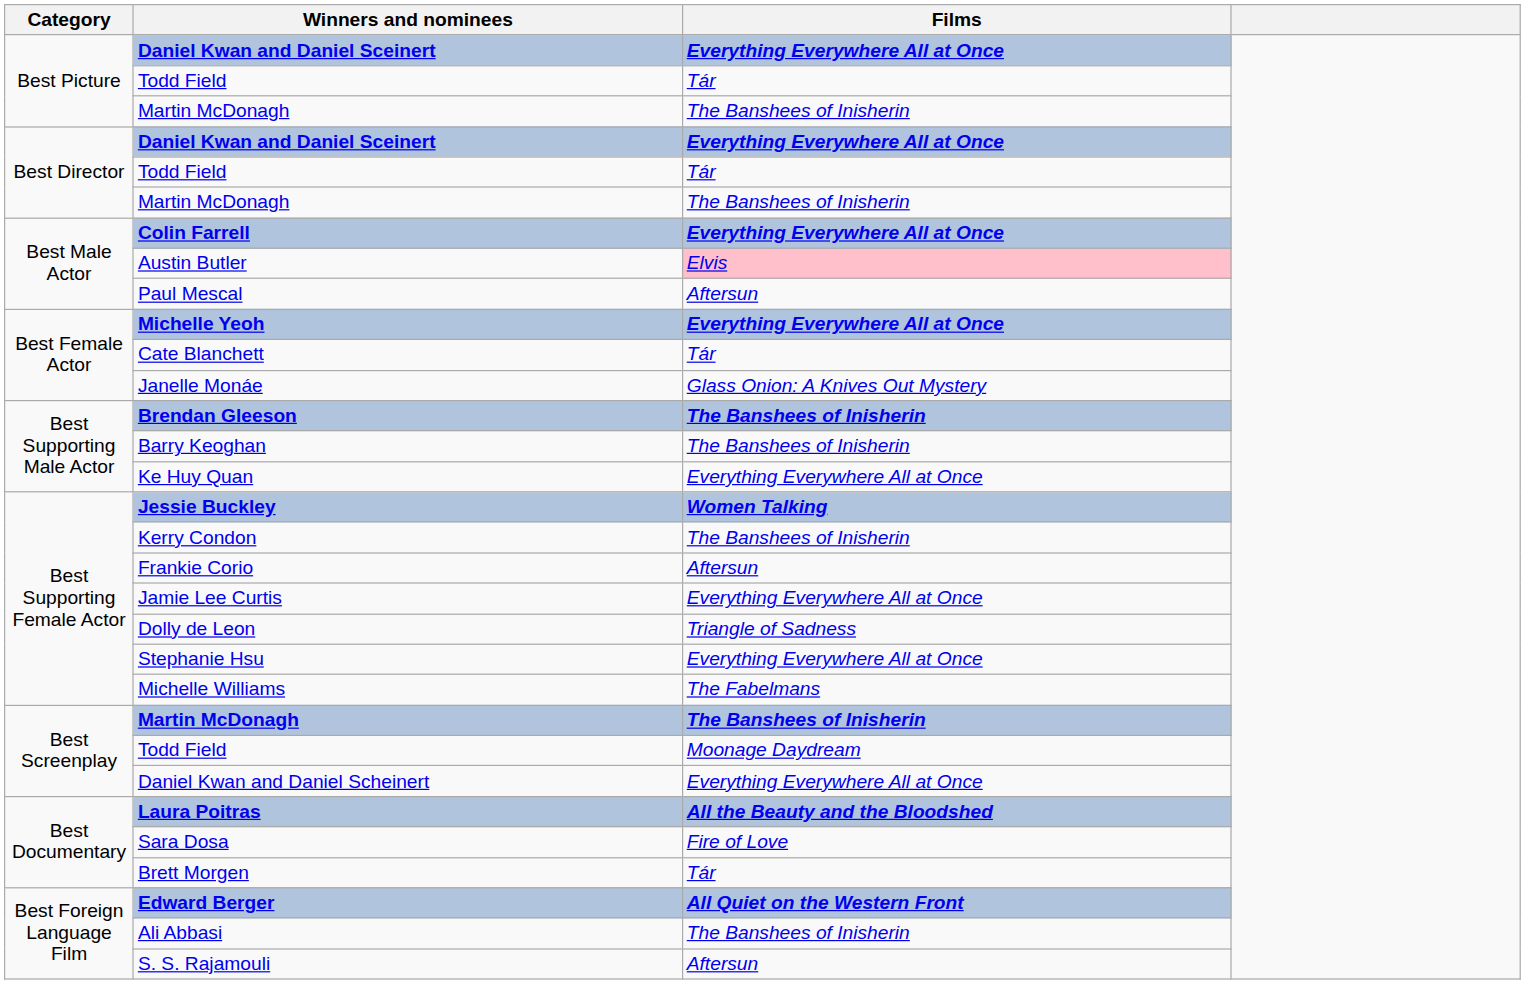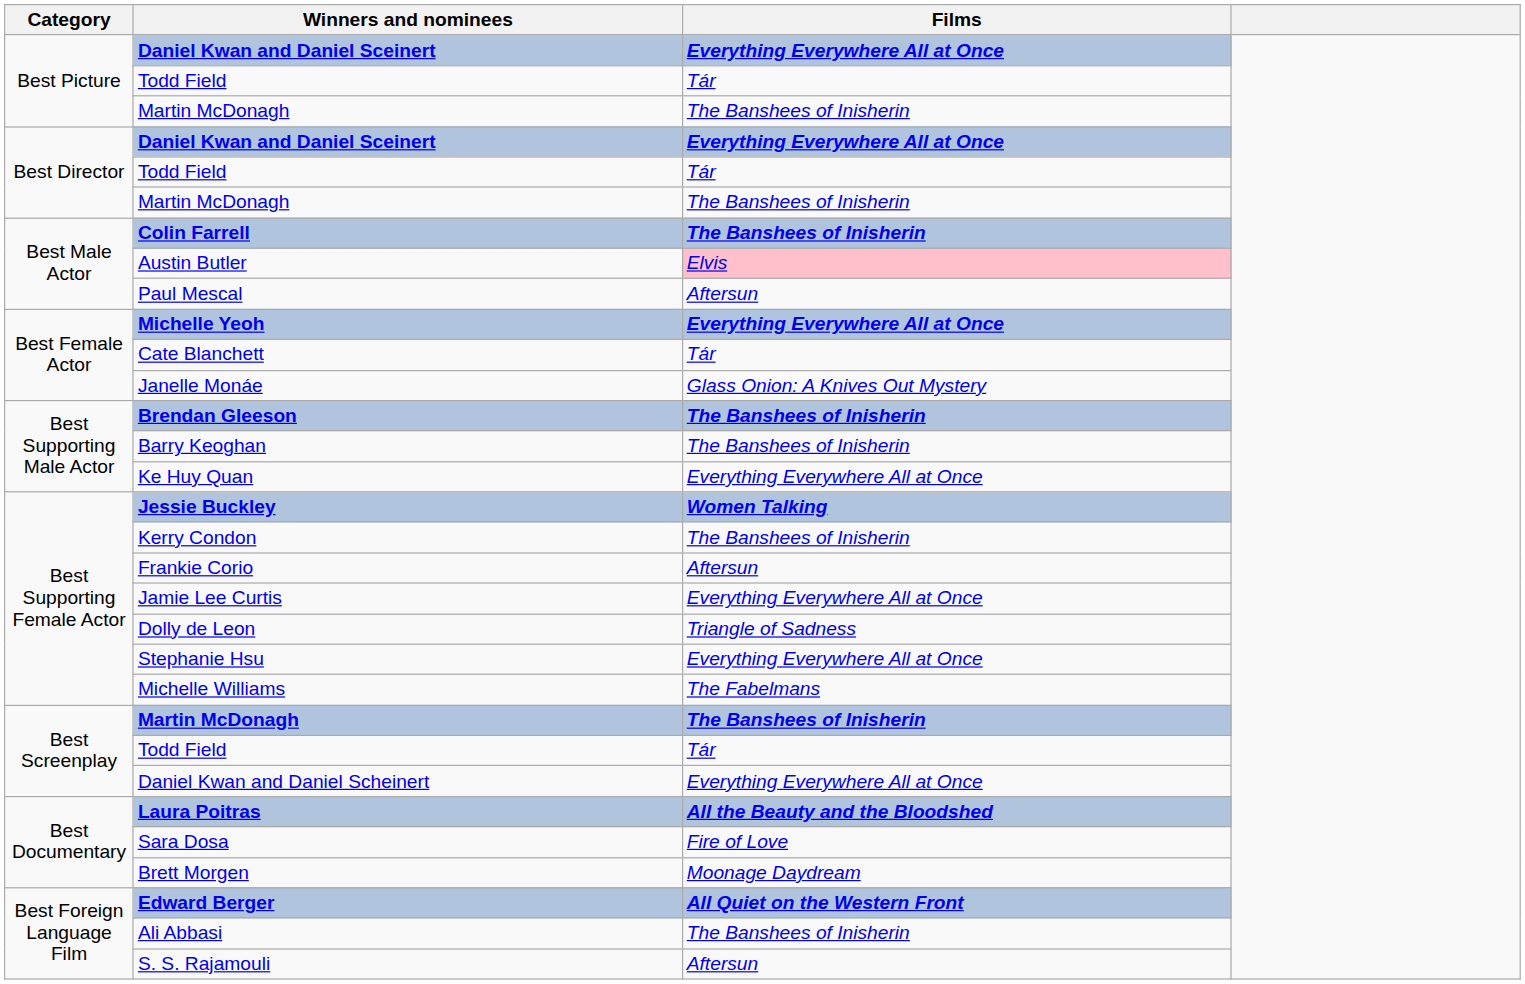(845, 232) Everything Everywhere All at Once -> (806, 232) The Banshees of Inisherin
(774, 750) Moonage Daydream -> (701, 750) Tár
(701, 872) Tár -> (774, 872) Moonage Daydream
